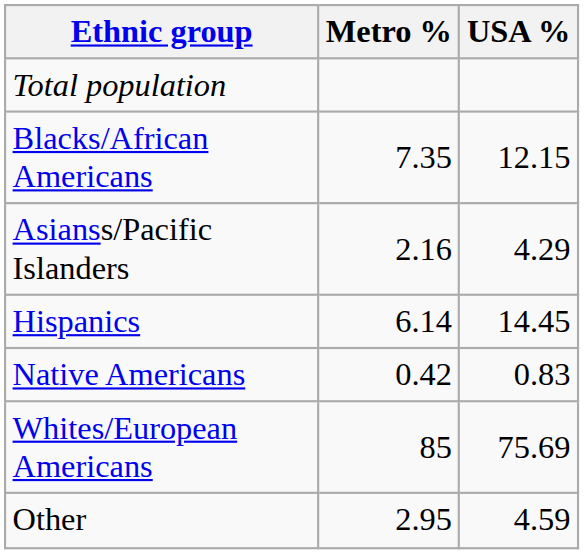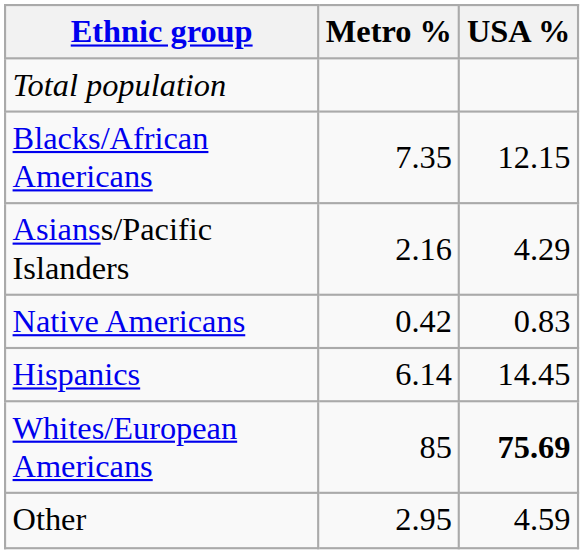rows swapped: (76, 321) <-> (129, 374)
(534, 447) normal -> (534, 447) bold
